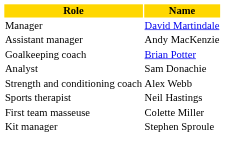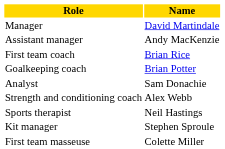+ row: (40, 54)
rows swapped: (48, 112) <-> (31, 127)
